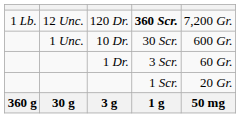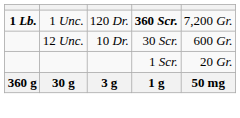(23, 20) normal -> (23, 20) bold
(63, 20) 12 Unc. -> (67, 20) 1 Unc.
(67, 41) 1 Unc. -> (63, 41) 12 Unc.
- row: (116, 61)
